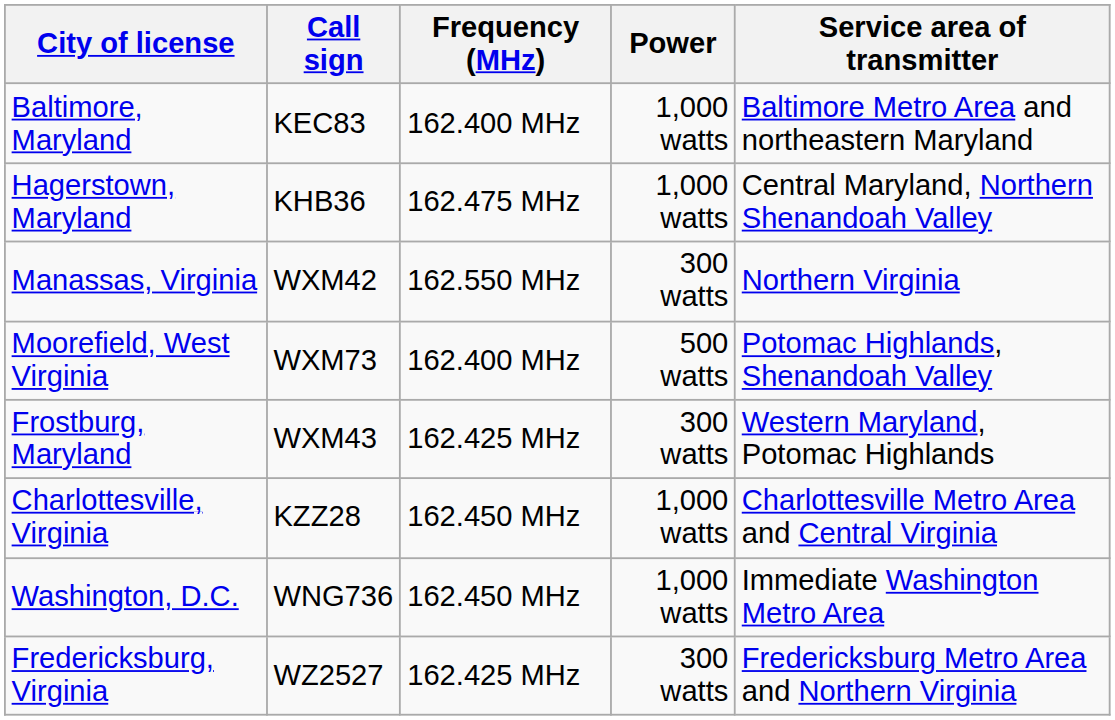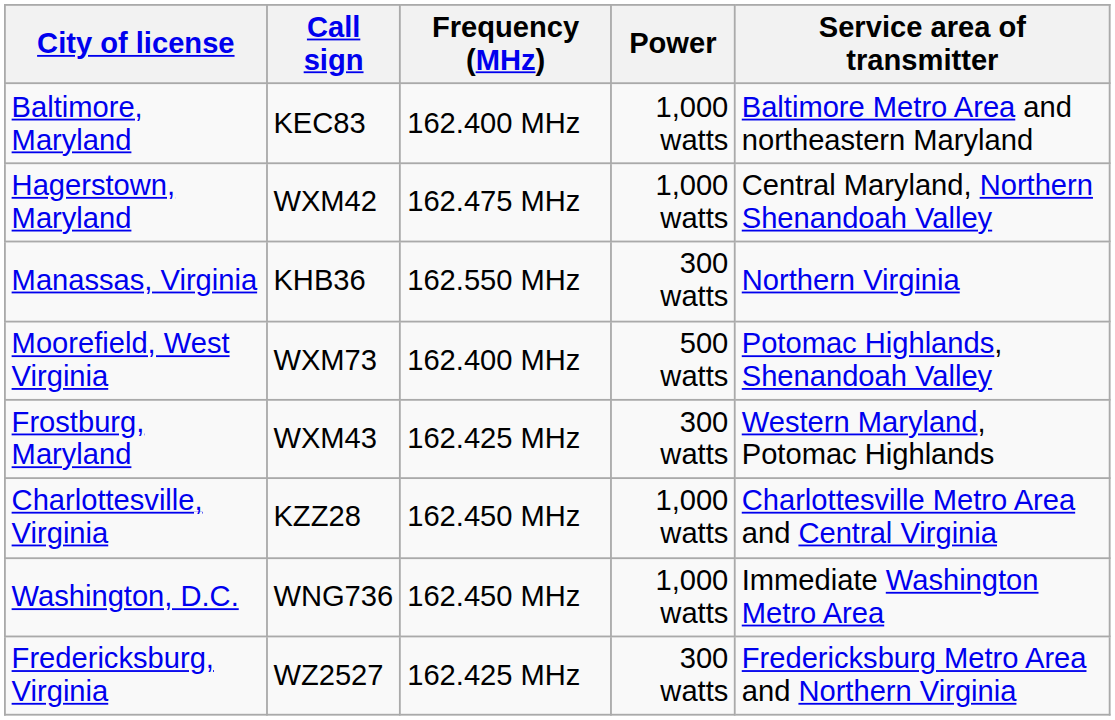(320, 201) KHB36 -> (325, 201) WXM42
(325, 280) WXM42 -> (320, 280) KHB36
